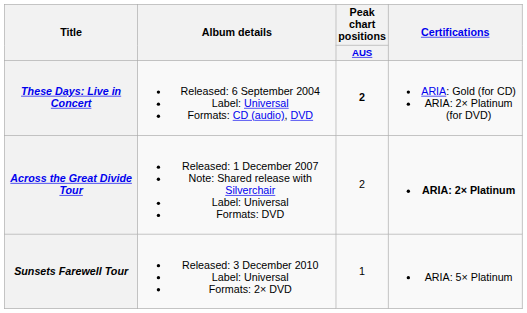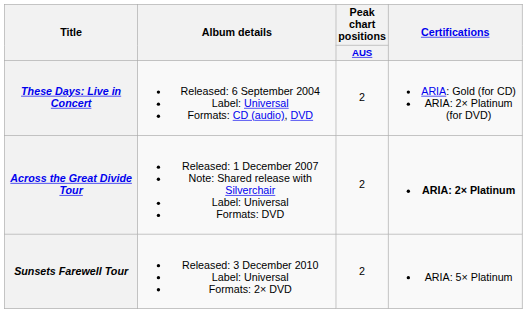(362, 98) bold -> (362, 98) normal
(362, 271) 1 -> (362, 271) 2
